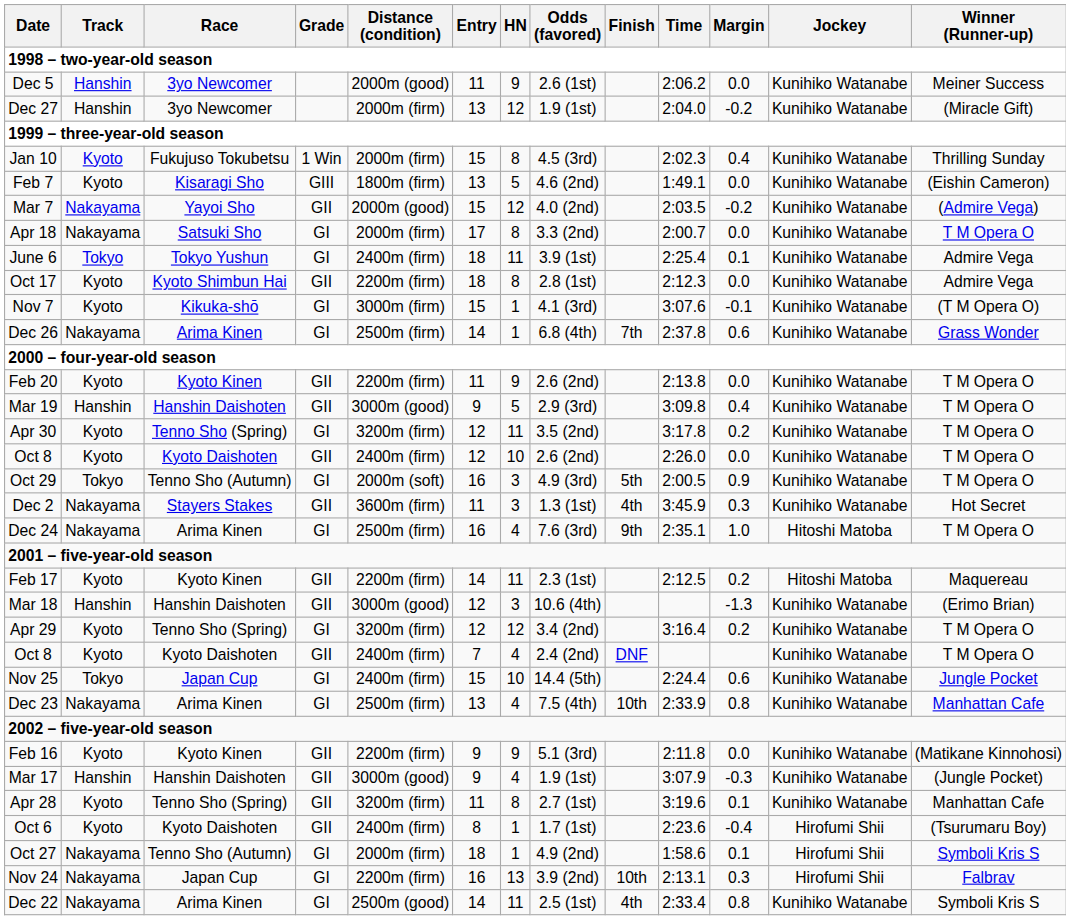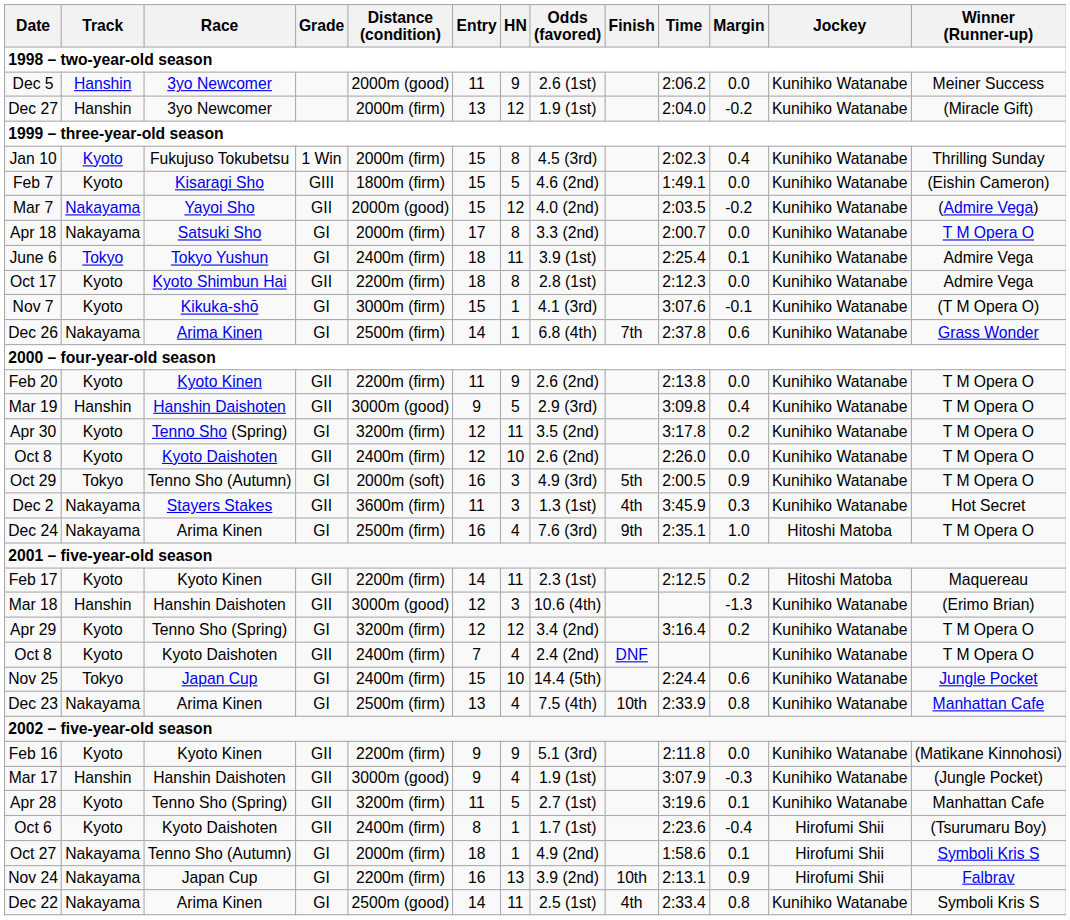(477, 184) 13 -> (477, 184) 15
(515, 803) 8 -> (515, 803) 5
(739, 878) 0.3 -> (739, 878) 0.9
